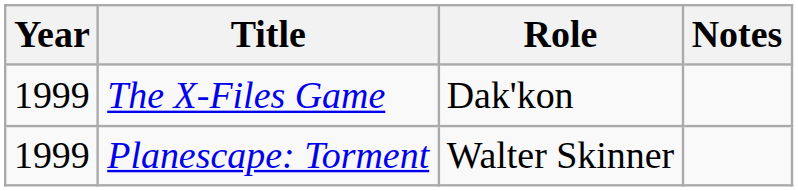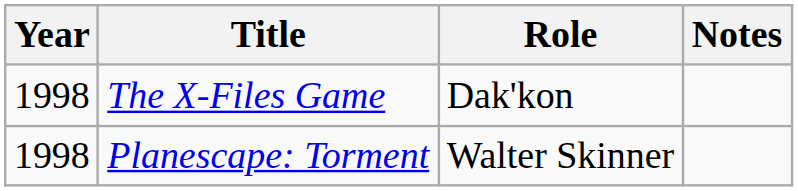(52, 94) 1999 -> (52, 94) 1998
(52, 154) 1999 -> (52, 154) 1998
